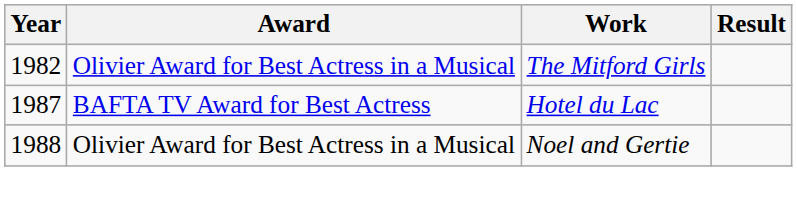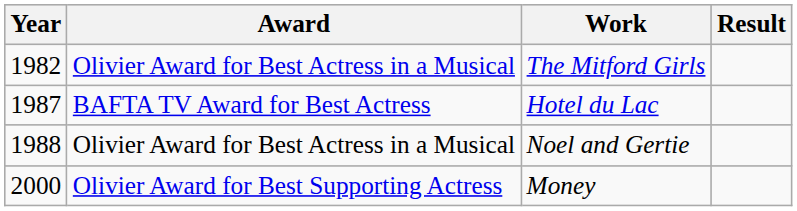+ row: (561, 184)
